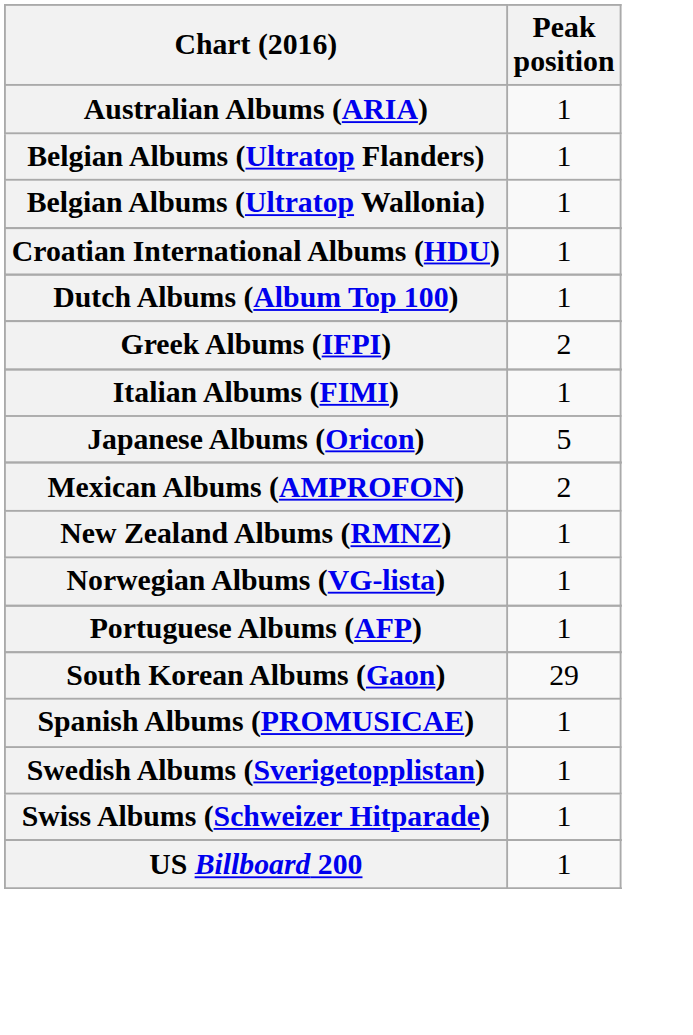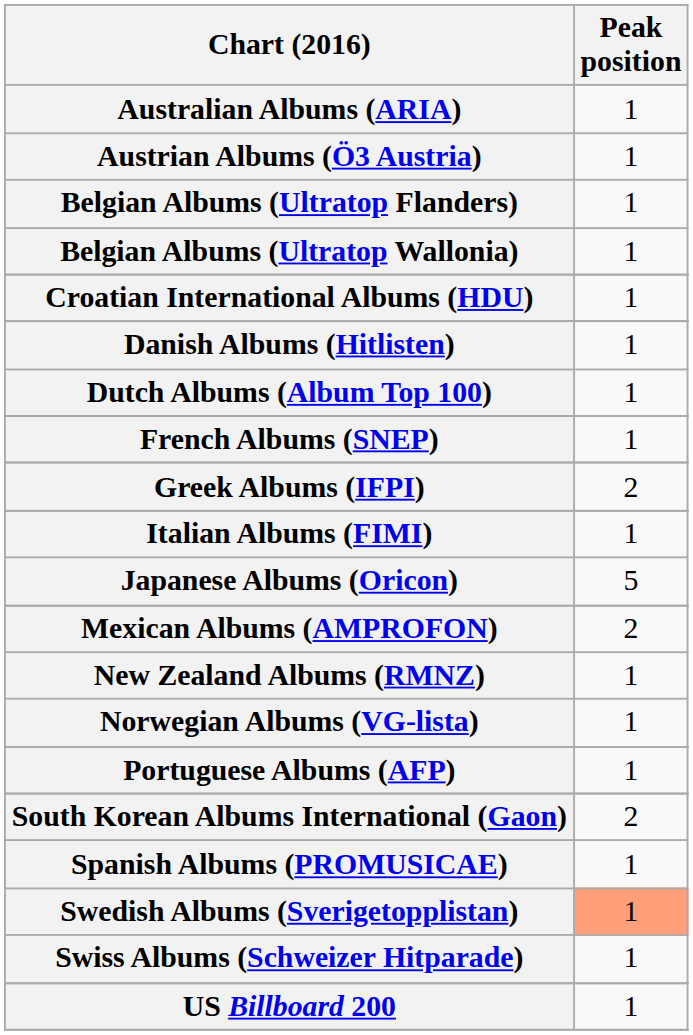+ row: (289, 155)
+ row: (289, 344)
+ row: (289, 439)
- row: (256, 675)
+ row: (289, 816)
(564, 769) no background -> (631, 911) lightsalmon background
